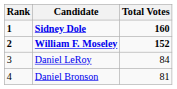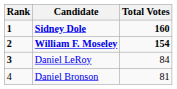(162, 44) 152 -> (162, 44) 154
(9, 60) normal -> (9, 60) bold
